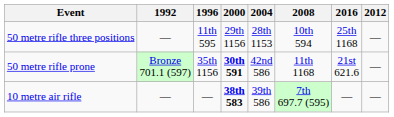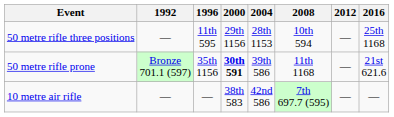columns swapped: (375, 13) <-> (347, 13)
(261, 66) 42nd 586 -> (261, 66) 39th 586
(234, 96) bold -> (234, 96) normal
(261, 96) 39th 586 -> (261, 96) 42nd 586
